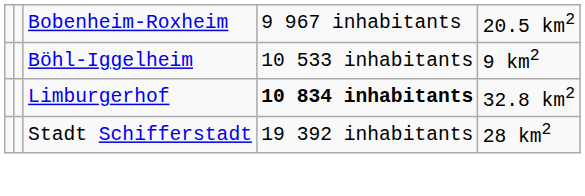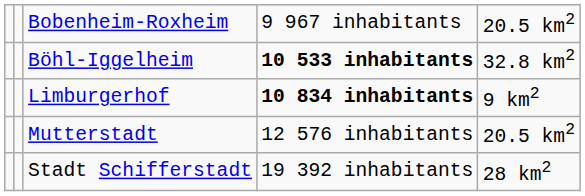(367, 60) normal -> (367, 60) bold
(511, 60) 9 km2 -> (529, 60) 32.8 km2
(529, 97) 32.8 km2 -> (511, 97) 9 km2
+ row: (93, 134)
